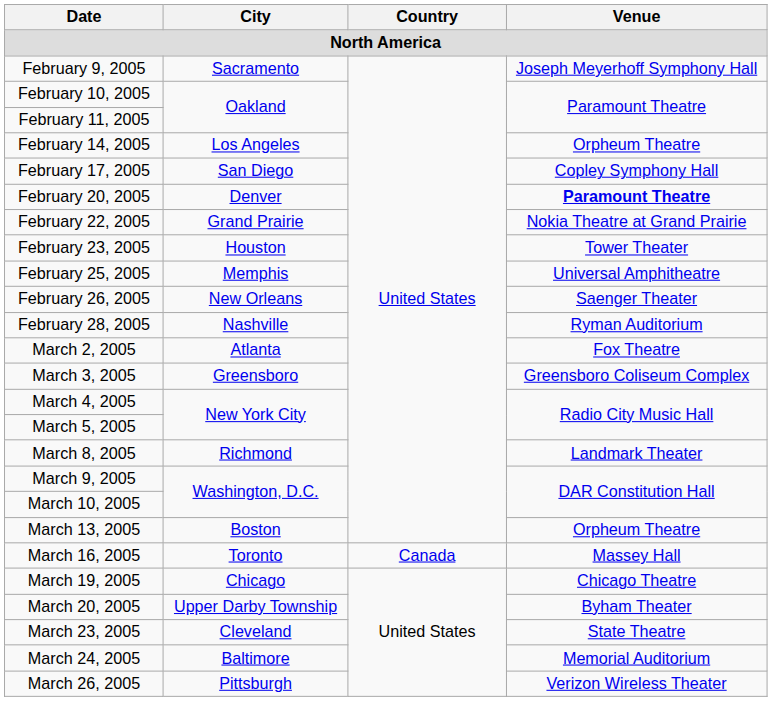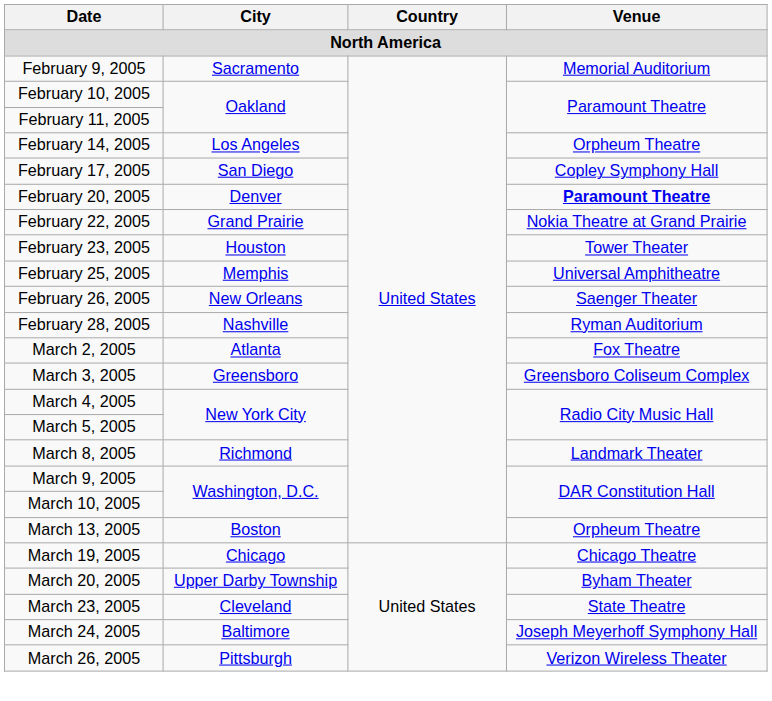(637, 68) Joseph Meyerhoff Symphony Hall -> (637, 68) Memorial Auditorium
- row: (84, 555)
(637, 658) Memorial Auditorium -> (637, 632) Joseph Meyerhoff Symphony Hall
